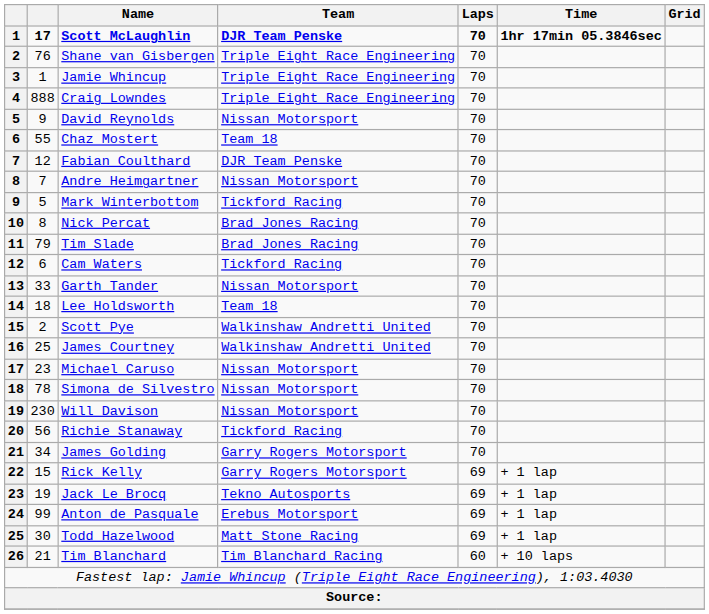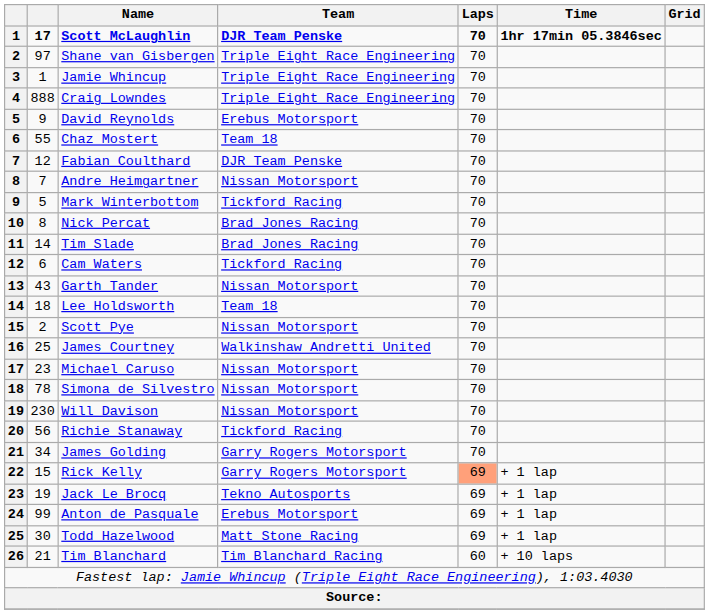(43, 57) 76 -> (43, 57) 97
(290, 119) Nissan Motorsport -> (290, 119) Erebus Motorsport
(43, 244) 79 -> (43, 244) 14
(43, 286) 33 -> (43, 286) 43
(326, 328) Walkinshaw Andretti United -> (290, 328) Nissan Motorsport
(478, 473) no background -> (478, 473) lightsalmon background
